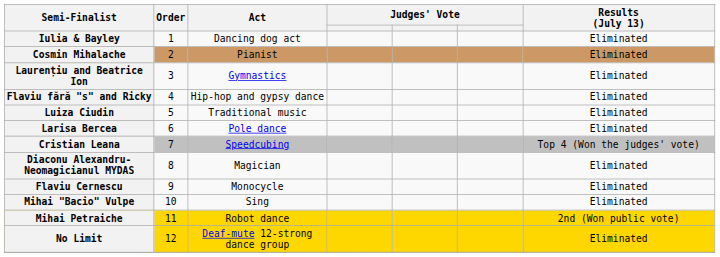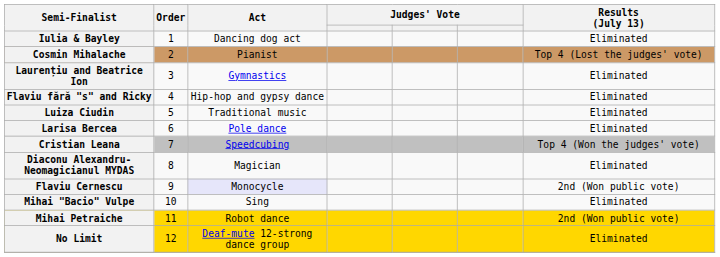(619, 55) Eliminated -> (619, 55) Top 4 (Lost the judges' vote)
(257, 187) no background -> (257, 187) lavender background
(619, 187) Eliminated -> (619, 187) 2nd (Won public vote)
